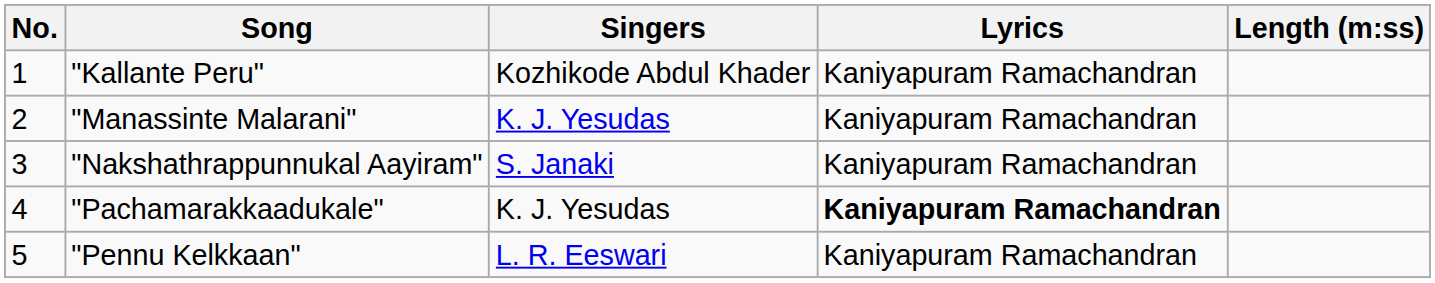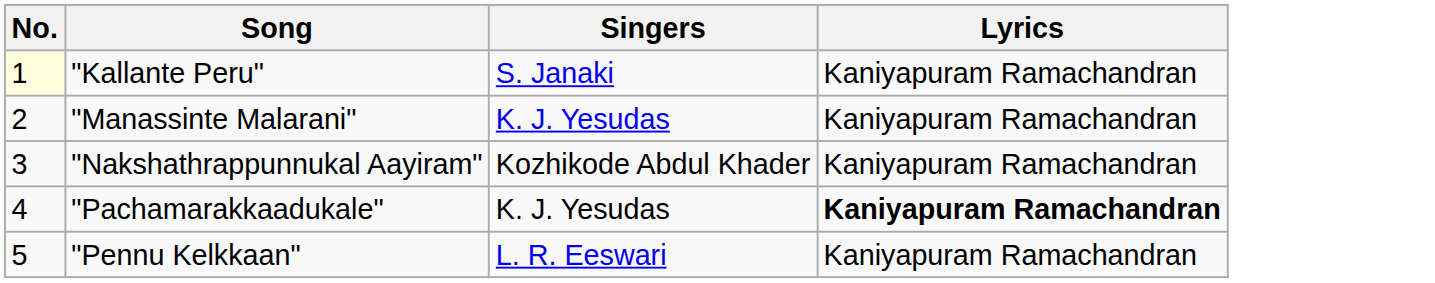- column: (1329, 28)
(20, 73) no background -> (20, 73) lightyellow background
(653, 73) Kozhikode Abdul Khader -> (555, 73) S. Janaki
(555, 164) S. Janaki -> (653, 164) Kozhikode Abdul Khader
